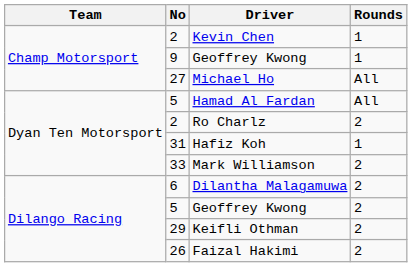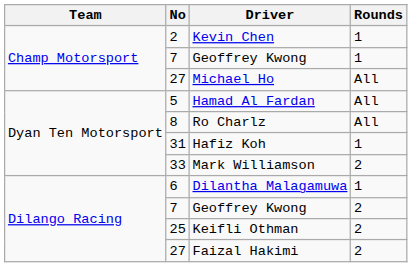(174, 58) 9 -> (174, 58) 7
(174, 122) 2 -> (174, 122) 8
(358, 122) 2 -> (366, 122) All
(358, 187) 2 -> (358, 187) 1
(174, 208) 5 -> (174, 208) 7
(178, 229) 29 -> (178, 229) 25
(178, 251) 26 -> (178, 251) 27
